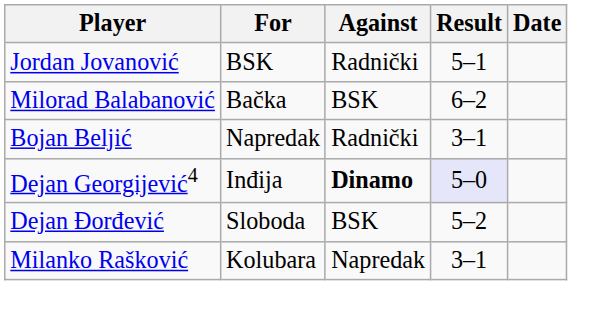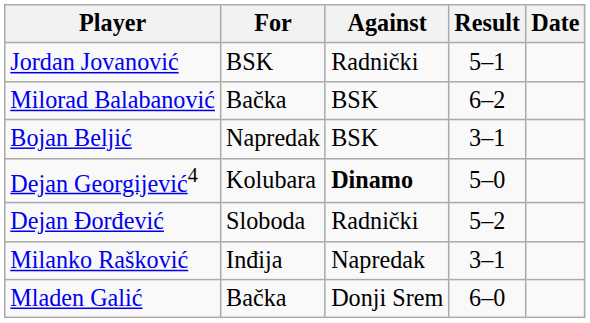(375, 138) Radnički -> (355, 138) BSK
(254, 180) Inđija -> (271, 180) Kolubara
(469, 180) lavender background -> (487, 180) no background
(355, 221) BSK -> (375, 221) Radnički
(271, 260) Kolubara -> (254, 260) Inđija
+ row: (76, 298)
